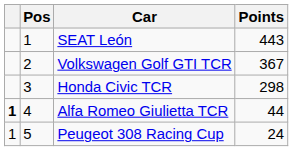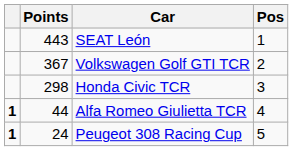columns swapped: (37, 16) <-> (261, 16)
(12, 134) normal -> (12, 134) bold
